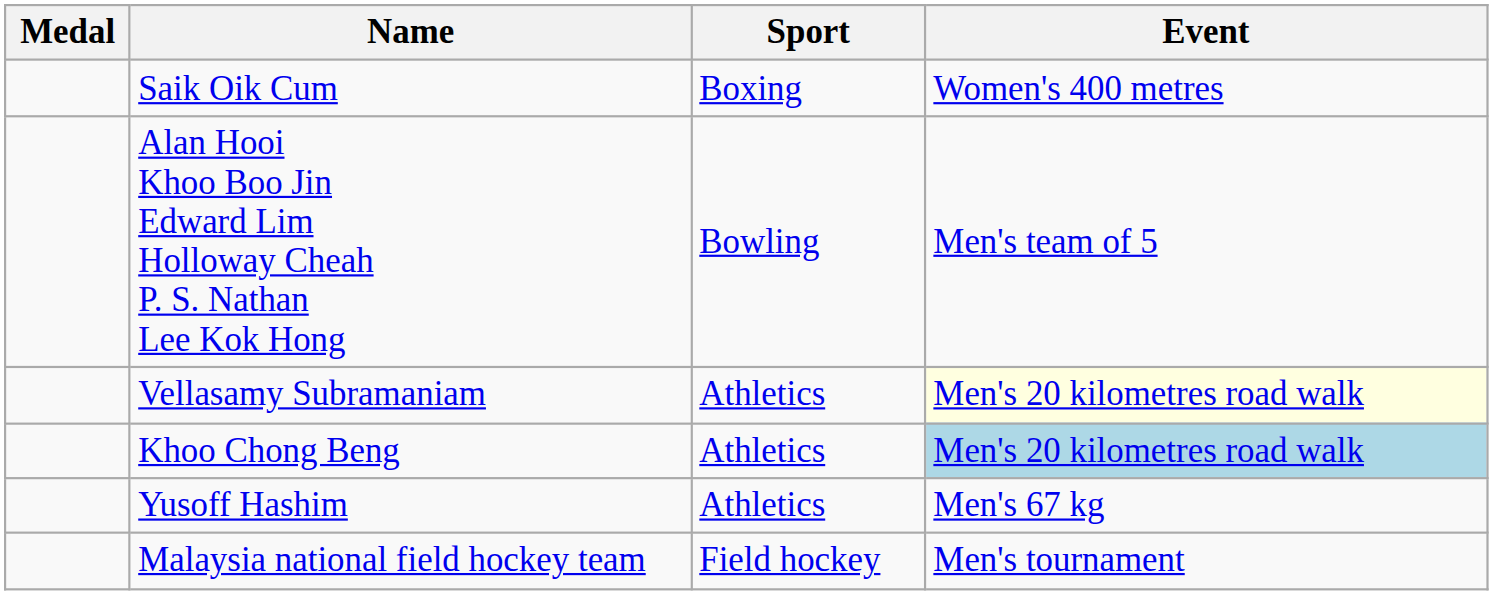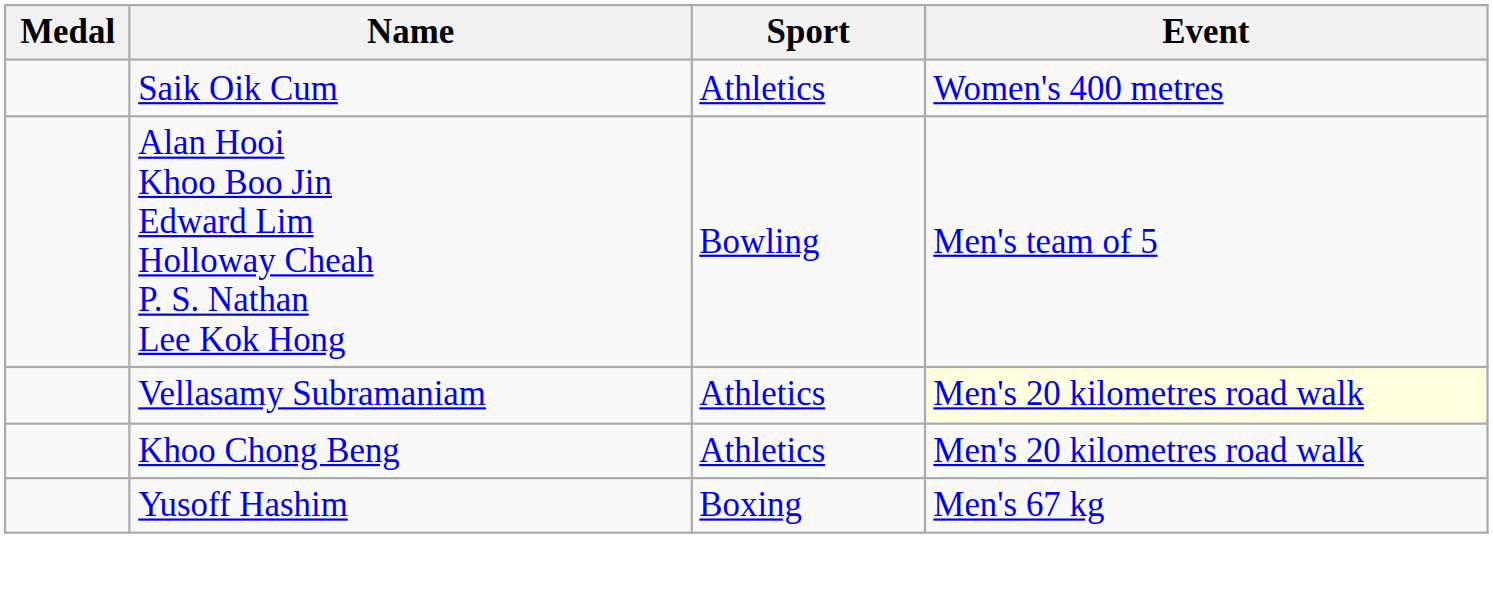(751, 87) Boxing -> (762, 87) Athletics
(1149, 449) lightblue background -> (1149, 449) no background
(762, 504) Athletics -> (751, 504) Boxing
- row: (392, 560)
